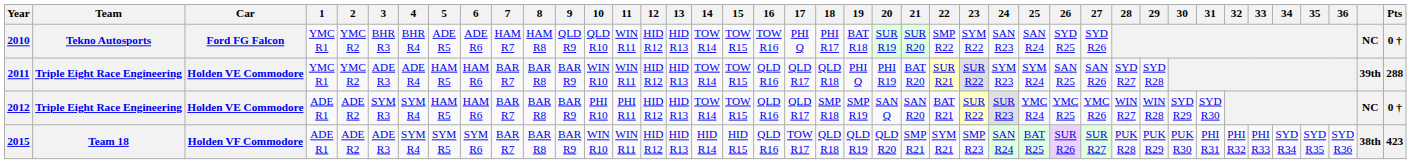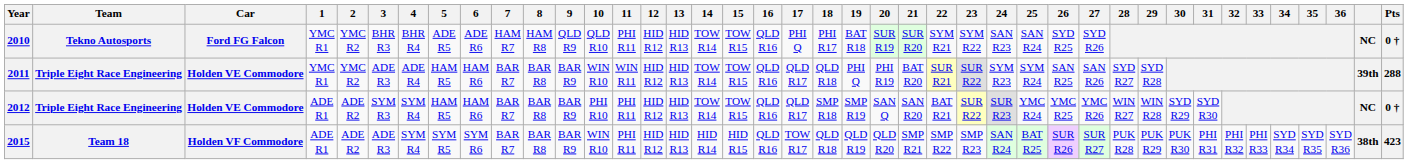(627, 40) WIN R11 -> (627, 40) PHI R11
(769, 40) TOW R16 -> (768, 40) QLD R16
(944, 40) SMP R22 -> (942, 40) SYM R21
(627, 141) WIN R11 -> (627, 141) PHI R11
(944, 141) SYM R21 -> (942, 141) SMP R22
